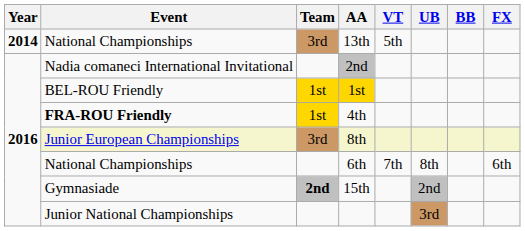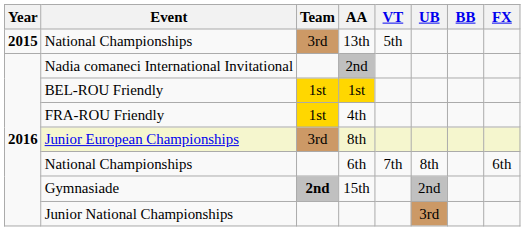(23, 41) 2014 -> (23, 41) 2015
(108, 115) bold -> (104, 115) normal
